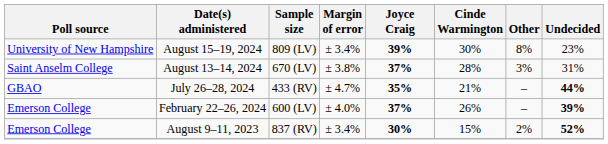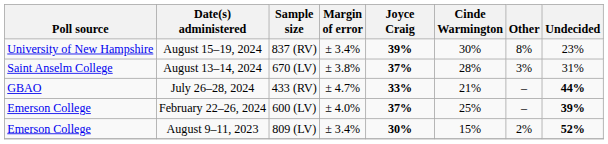(294, 49) 809 (LV) -> (294, 49) 837 (RV)
(400, 88) 35% -> (400, 88) 33%
(470, 108) 26% -> (470, 108) 25%
(294, 128) 837 (RV) -> (294, 128) 809 (LV)
